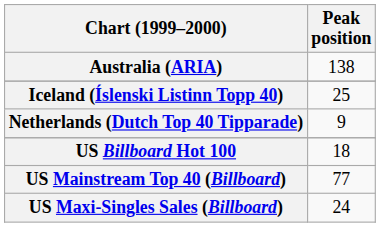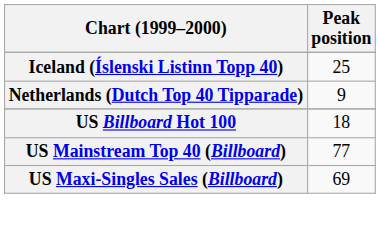- row: (156, 66)
(341, 207) 24 -> (341, 179) 69
